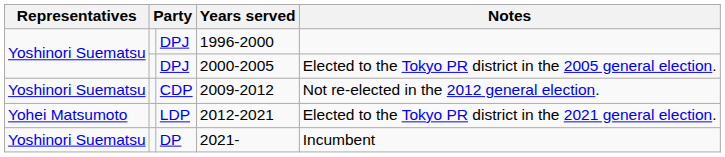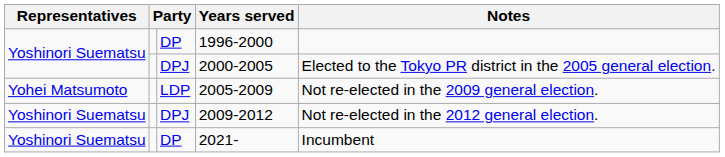(175, 41) DPJ -> (171, 41) DP
+ row: (236, 90)
(176, 90) CDP -> (175, 115) DPJ
- row: (237, 115)
